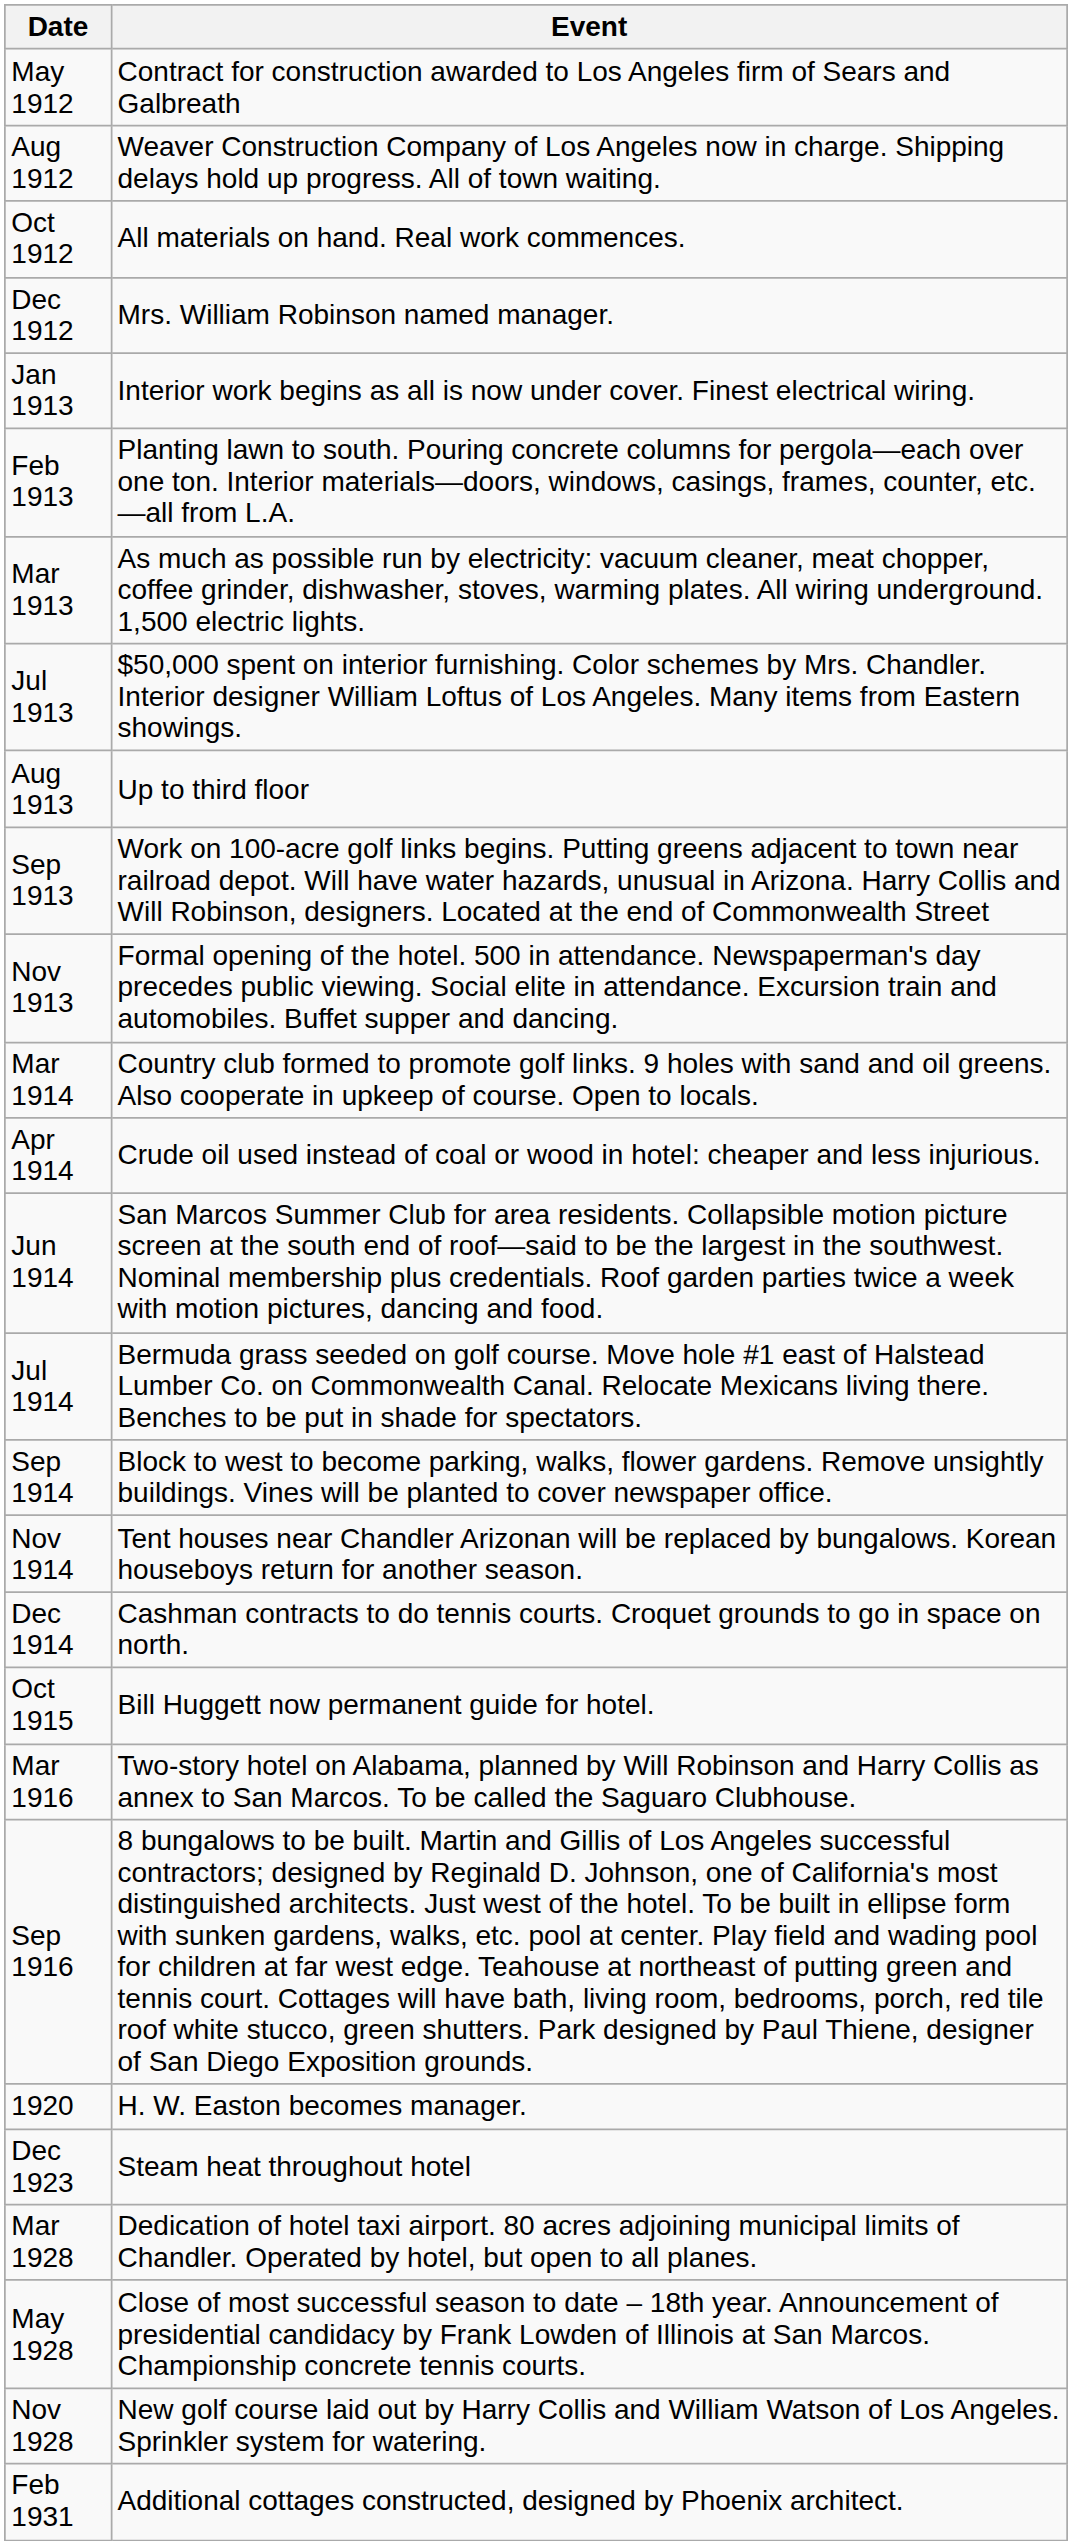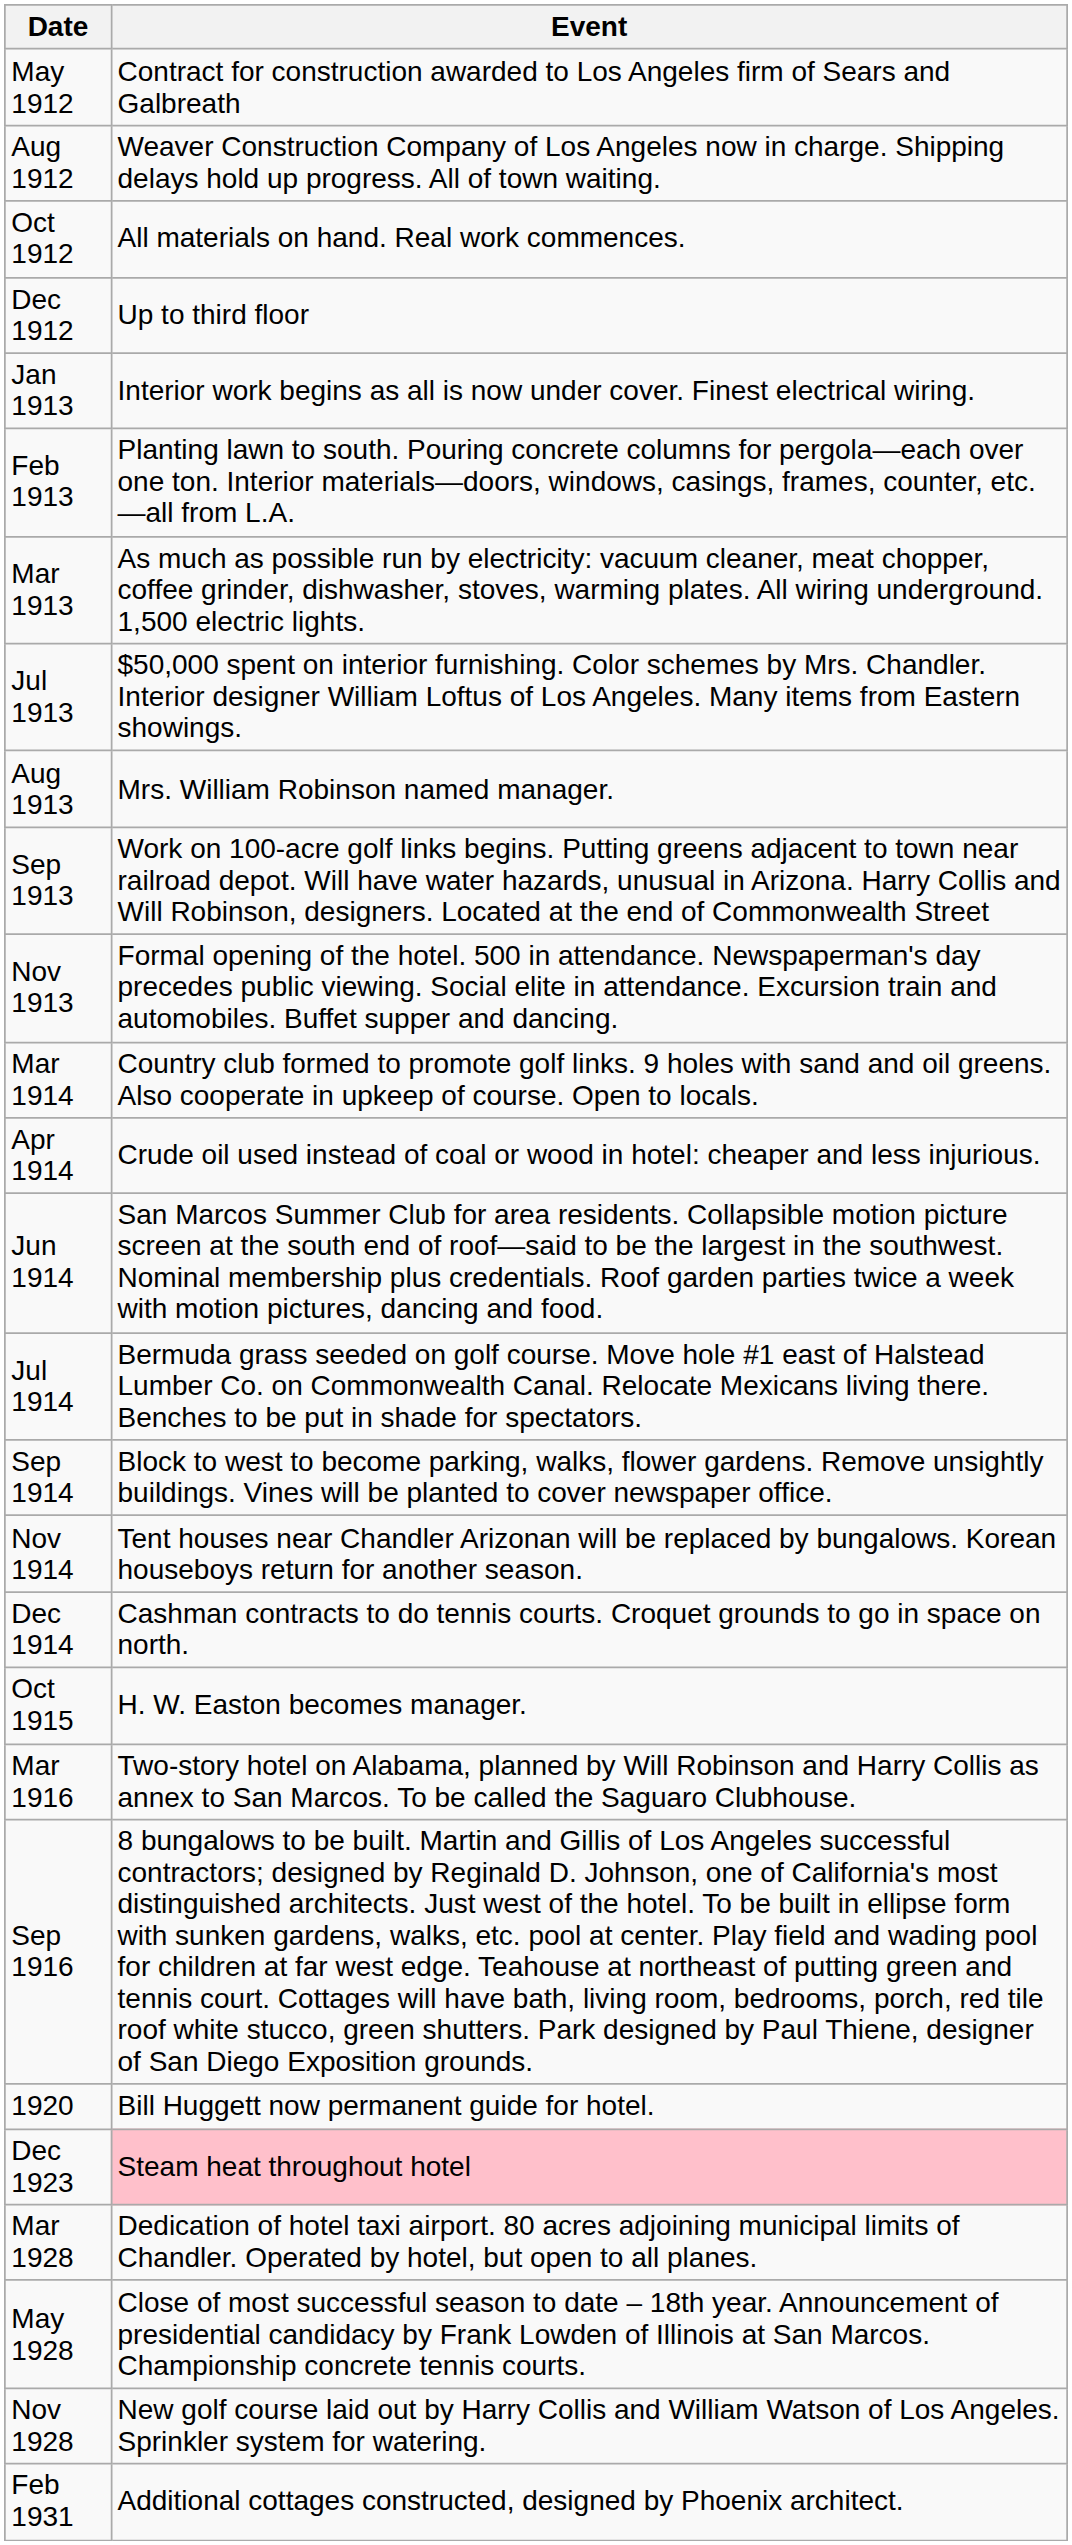(366, 314) Mrs. William Robinson named manager. -> (213, 314) Up to third floor
(213, 788) Up to third floor -> (366, 788) Mrs. William Robinson named manager.
(386, 1705) Bill Huggett now permanent guide for hotel. -> (322, 1705) H. W. Easton becomes manager.
(322, 2106) H. W. Easton becomes manager. -> (386, 2106) Bill Huggett now permanent guide for hotel.
(294, 2166) no background -> (294, 2166) pink background
